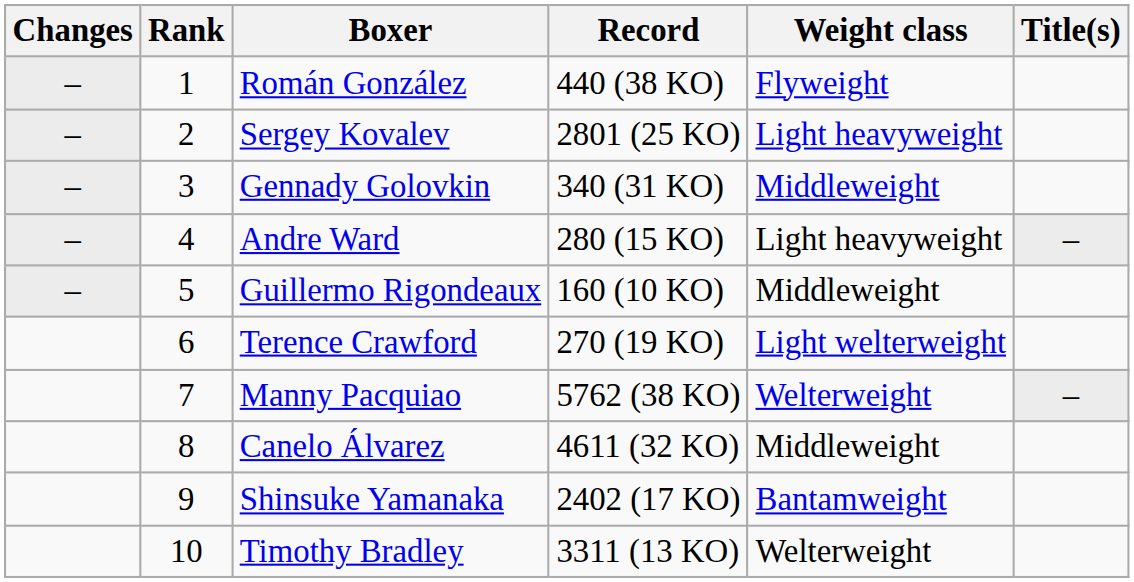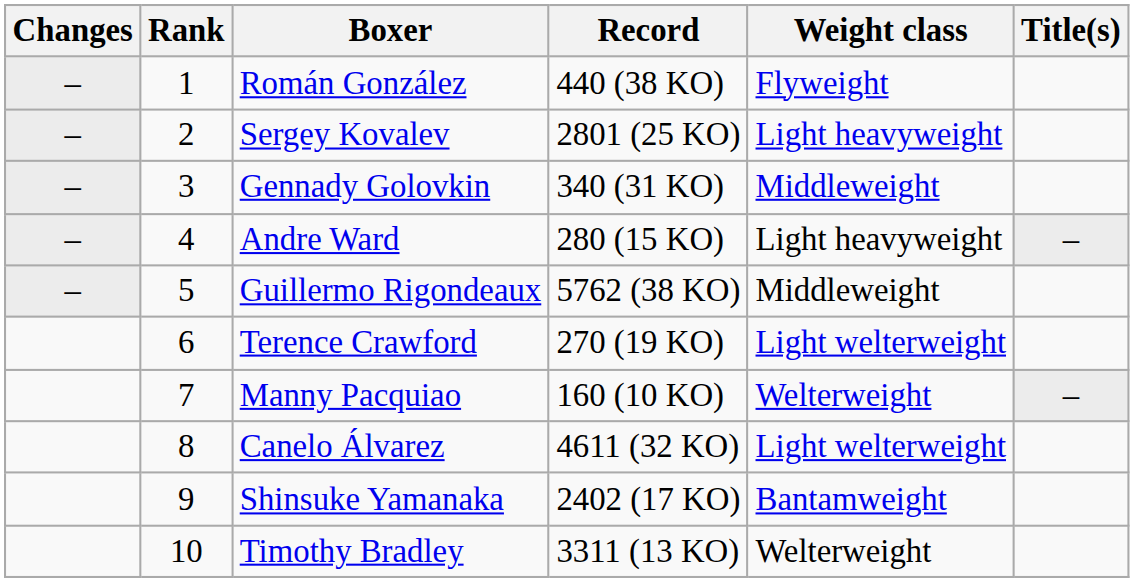(640, 290) 160 (10 KO) -> (648, 290) 5762 (38 KO)
(648, 394) 5762 (38 KO) -> (640, 394) 160 (10 KO)
(848, 446) Middleweight -> (881, 446) Light welterweight
